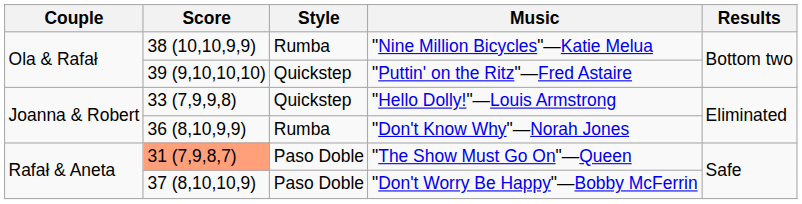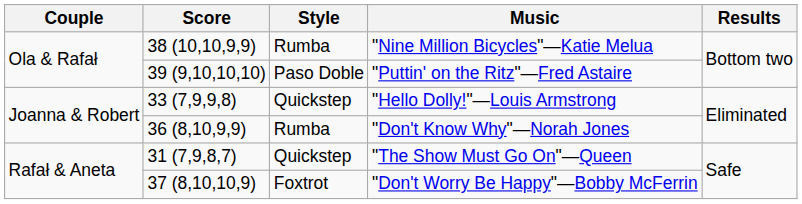(313, 73) Quickstep -> (319, 73) Paso Doble
(192, 156) lightsalmon background -> (192, 156) no background
(319, 156) Paso Doble -> (313, 156) Quickstep
(319, 184) Paso Doble -> (301, 184) Foxtrot
